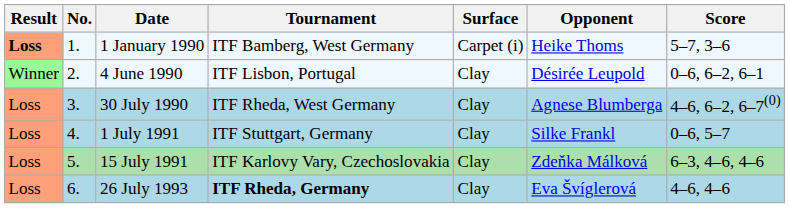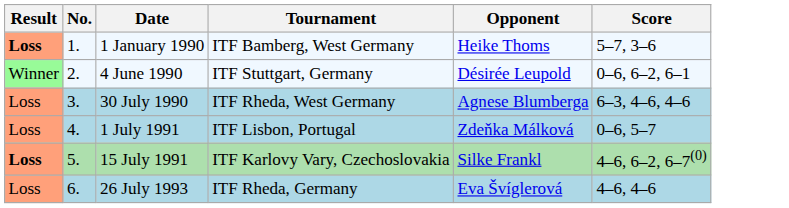- column: (490, 17)
(284, 73) ITF Lisbon, Portugal -> (292, 73) ITF Stuttgart, Germany
(725, 103) 4–6, 6–2, 6–7(0) -> (643, 100) 6–3, 4–6, 4–6
(292, 133) ITF Stuttgart, Germany -> (284, 128) ITF Lisbon, Portugal
(573, 133) Silke Frankl -> (516, 128) Zdeňka Málková
(25, 160) normal -> (25, 158) bold
(589, 160) Zdeňka Málková -> (499, 158) Silke Frankl
(717, 160) 6–3, 4–6, 4–6 -> (652, 158) 4–6, 6–2, 6–7(0)
(291, 188) bold -> (285, 188) normal
